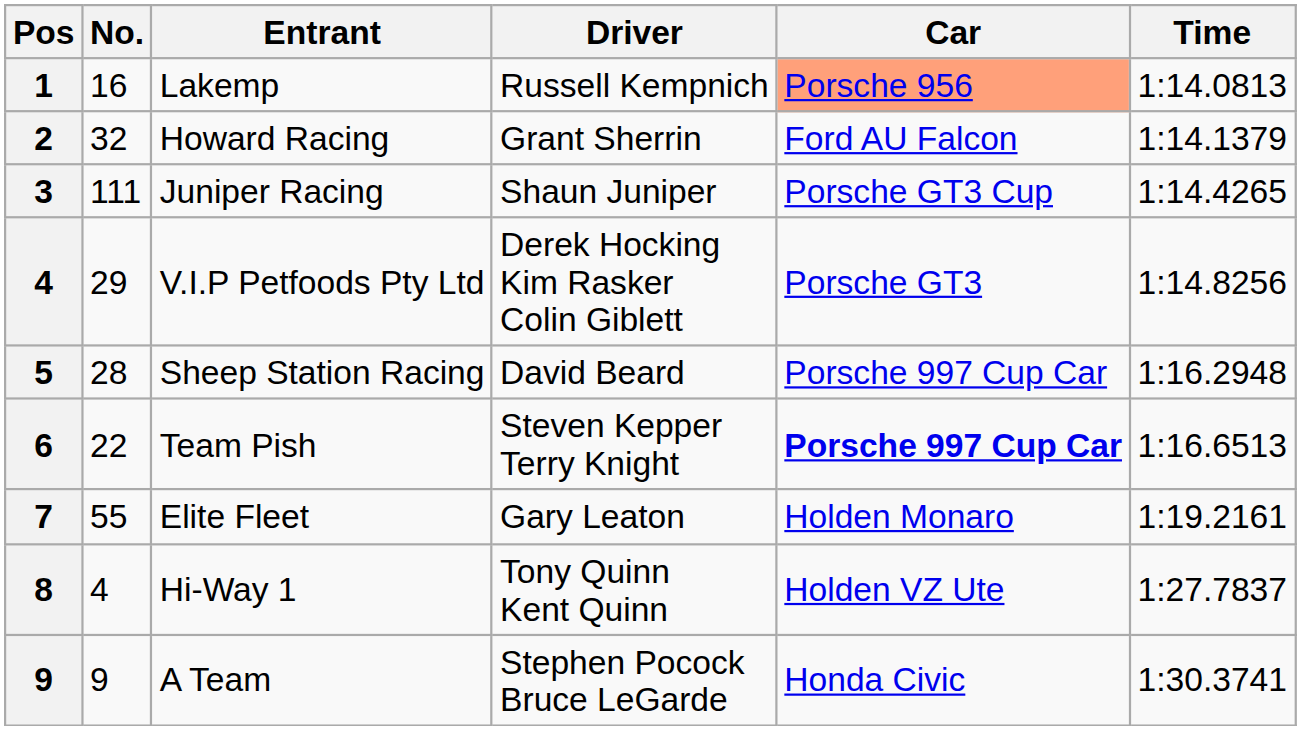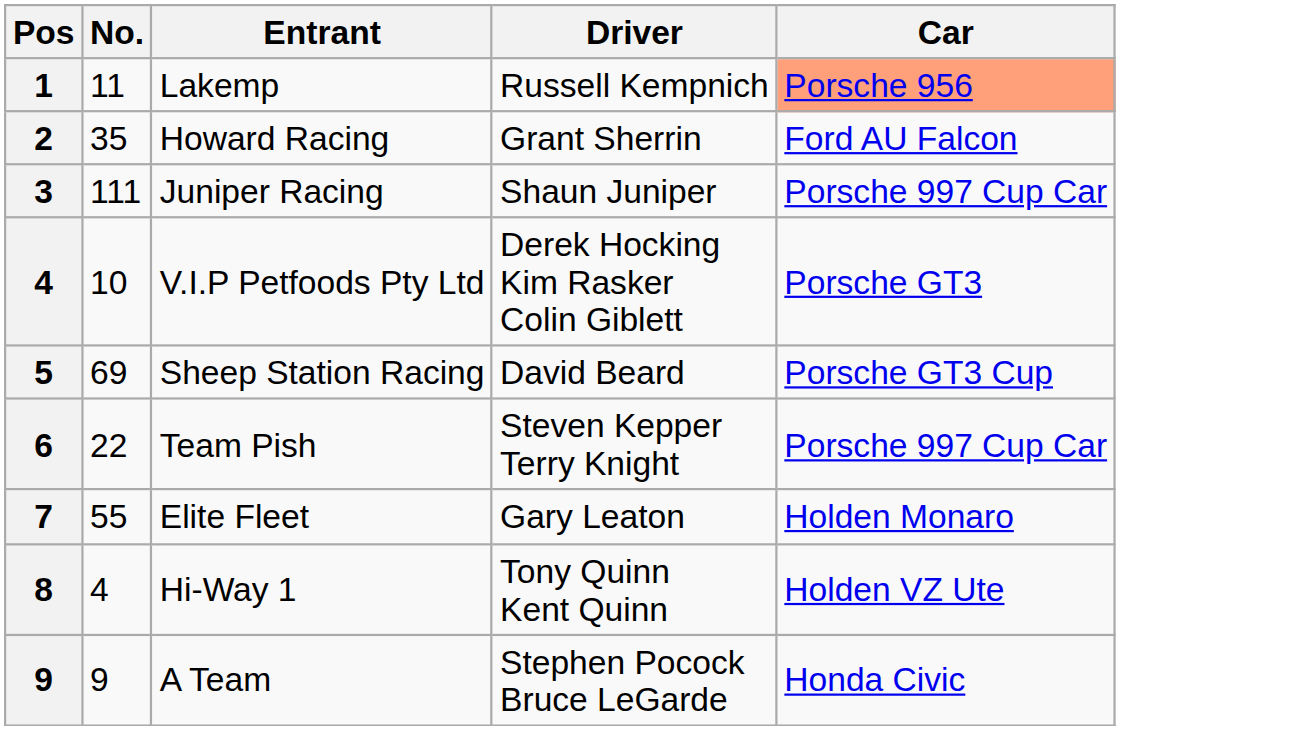- column: (1212, 32)
(109, 85) 16 -> (108, 85) 11
(109, 138) 32 -> (109, 138) 35
(919, 191) Porsche GT3 Cup -> (946, 191) Porsche 997 Cup Car
(109, 282) 29 -> (109, 282) 10
(109, 373) 28 -> (109, 373) 69
(946, 373) Porsche 997 Cup Car -> (919, 373) Porsche GT3 Cup
(953, 445) bold -> (946, 445) normal
